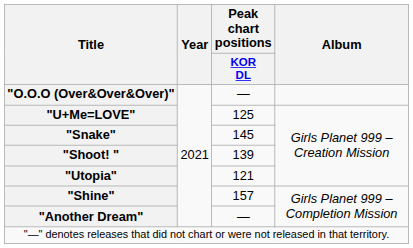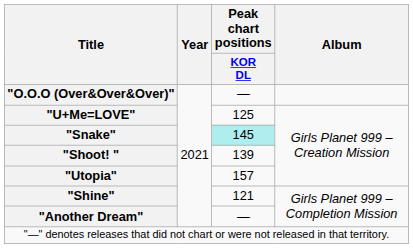(243, 135) no background -> (243, 135) paleturquoise background
(243, 175) 121 -> (243, 175) 157
(243, 196) 157 -> (243, 196) 121
